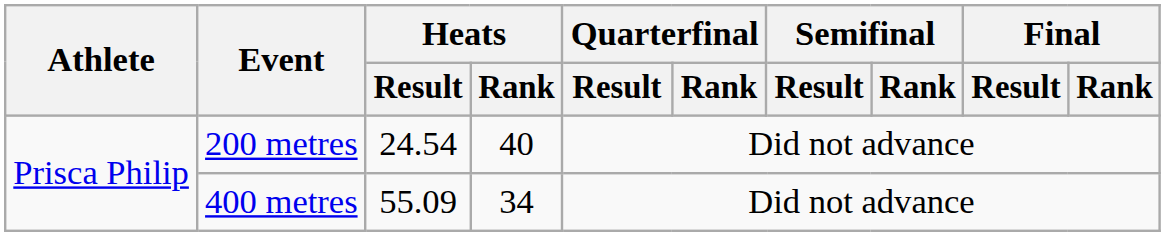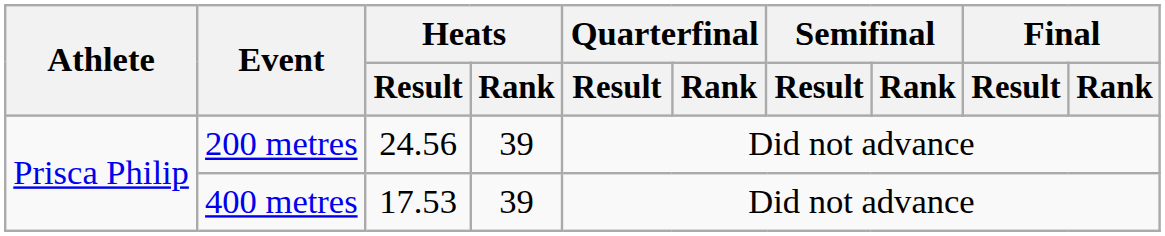(418, 144) 24.54 -> (418, 144) 24.56
(516, 144) 40 -> (516, 144) 39
(418, 201) 55.09 -> (418, 201) 17.53
(516, 201) 34 -> (516, 201) 39
